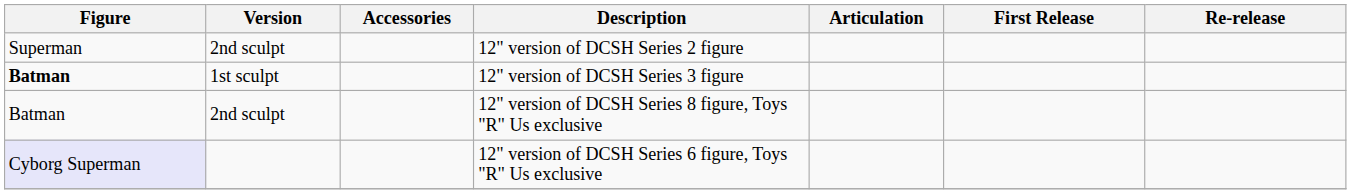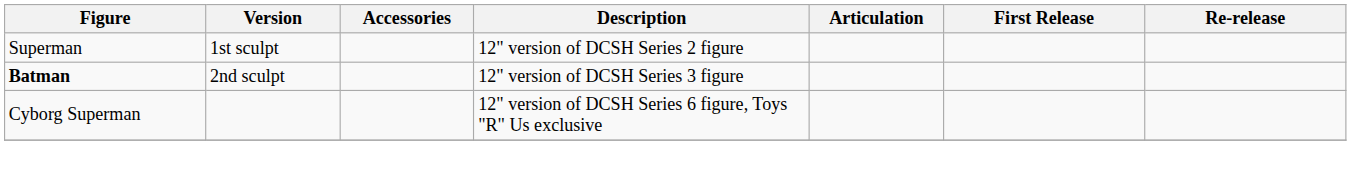(247, 47) 2nd sculpt -> (244, 47) 1st sculpt
(244, 76) 1st sculpt -> (247, 76) 2nd sculpt
- row: (633, 115)
(75, 164) lavender background -> (75, 115) no background
